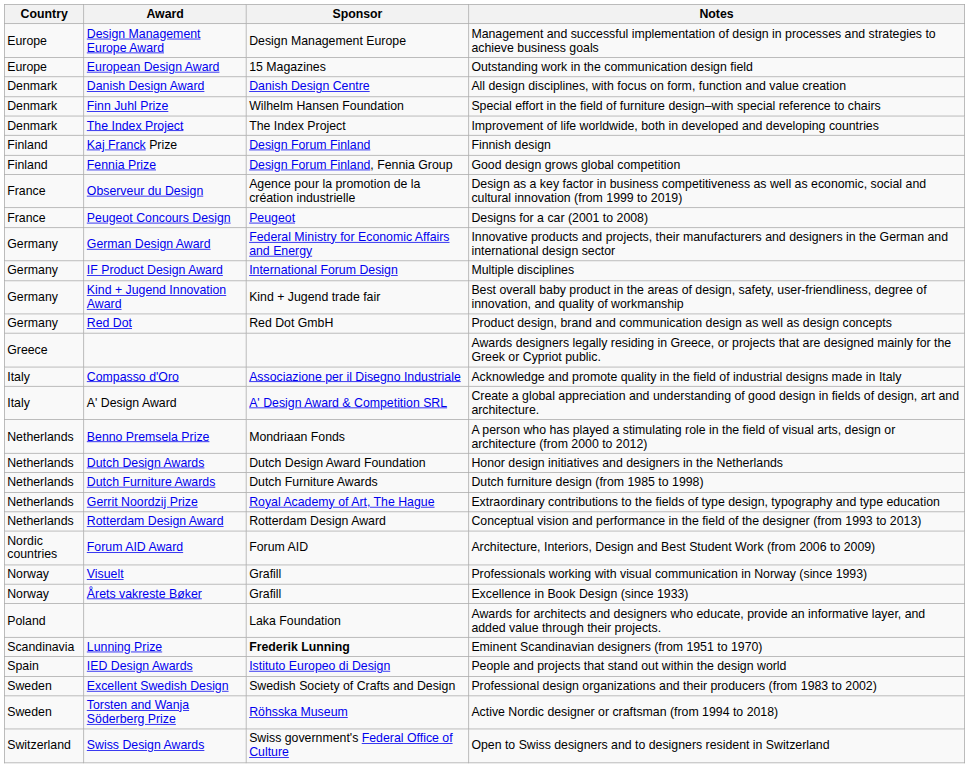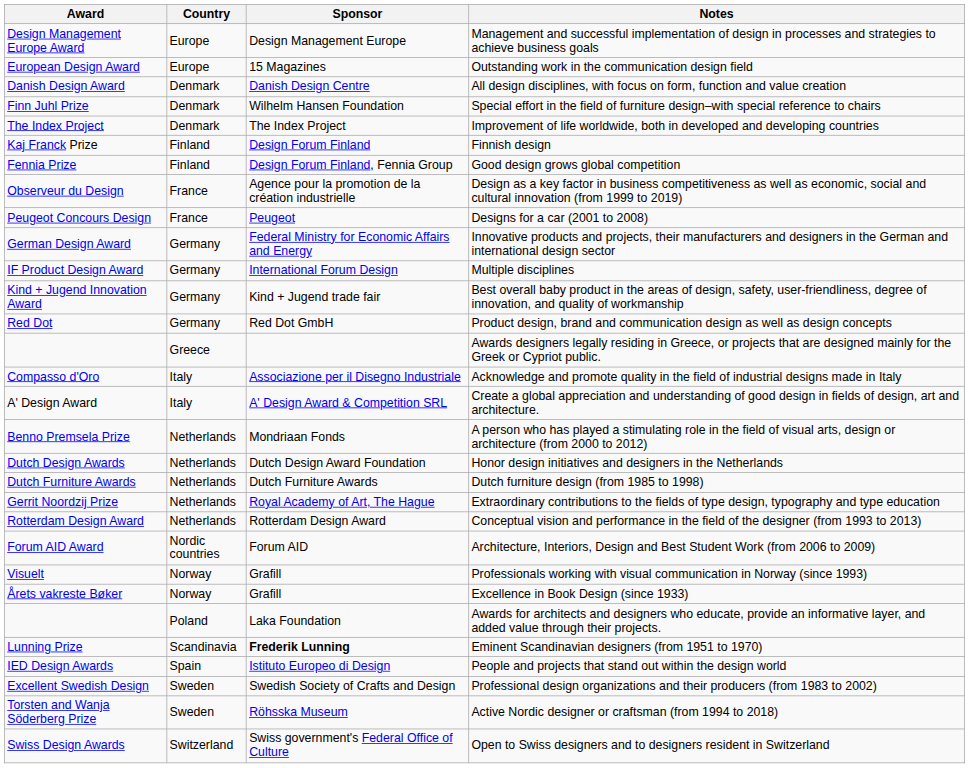columns swapped: (44, 14) <-> (165, 14)
